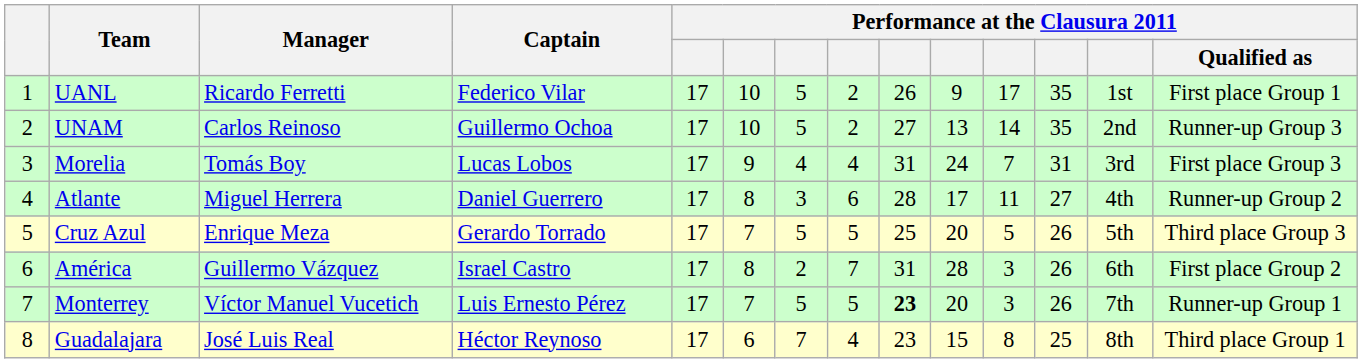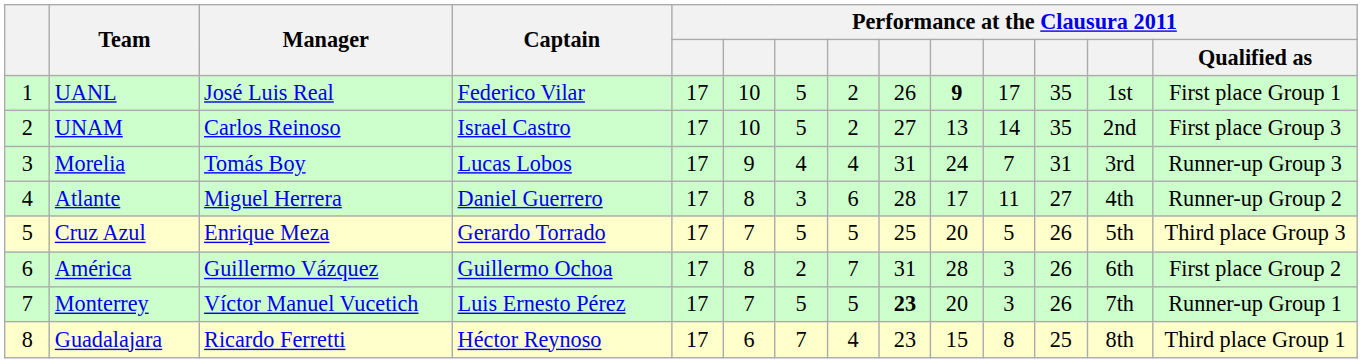(275, 92) Ricardo Ferretti -> (269, 92) José Luis Real
(957, 92) normal -> (957, 92) bold
(535, 127) Guillermo Ochoa -> (514, 127) Israel Castro
(1255, 127) Runner-up Group 3 -> (1255, 127) First place Group 3
(1255, 163) First place Group 3 -> (1255, 163) Runner-up Group 3
(514, 269) Israel Castro -> (535, 269) Guillermo Ochoa
(269, 339) José Luis Real -> (275, 339) Ricardo Ferretti
